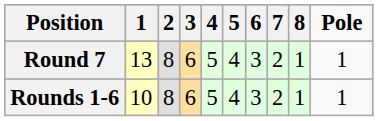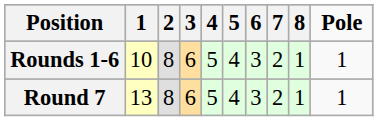rows swapped: (65, 96) <-> (65, 59)
